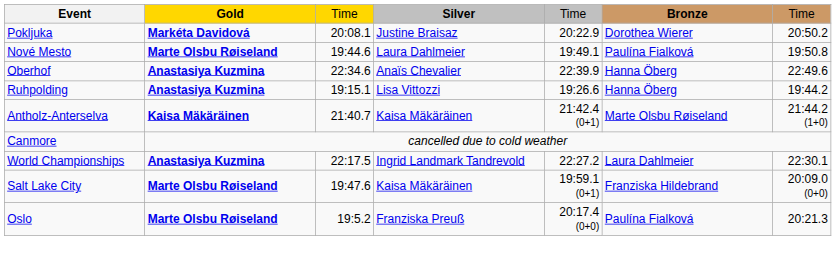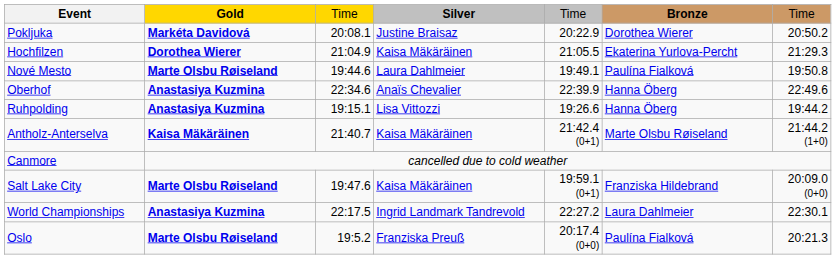+ row: (35, 52)
rows swapped: (44, 186) <-> (66, 160)
